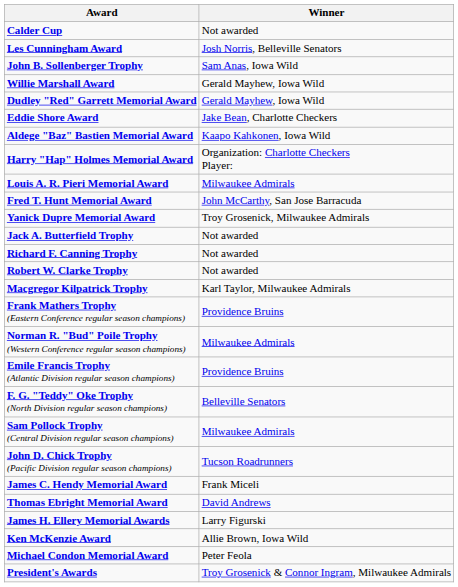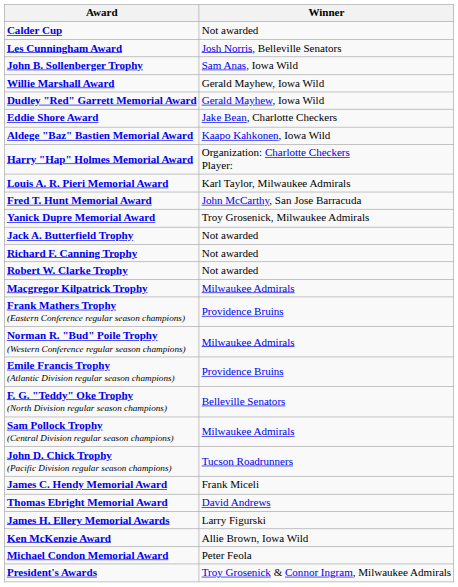(248, 183) Milwaukee Admirals -> (276, 183) Karl Taylor, Milwaukee Admirals
(276, 288) Karl Taylor, Milwaukee Admirals -> (248, 288) Milwaukee Admirals
